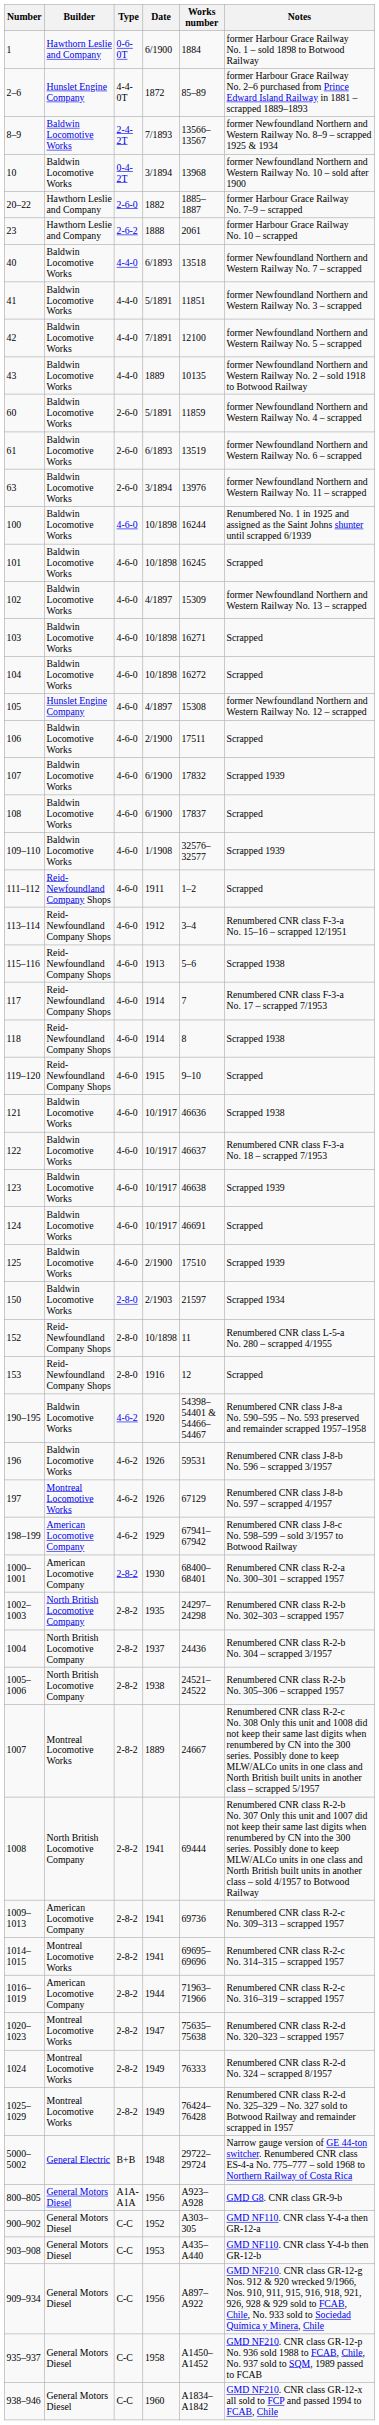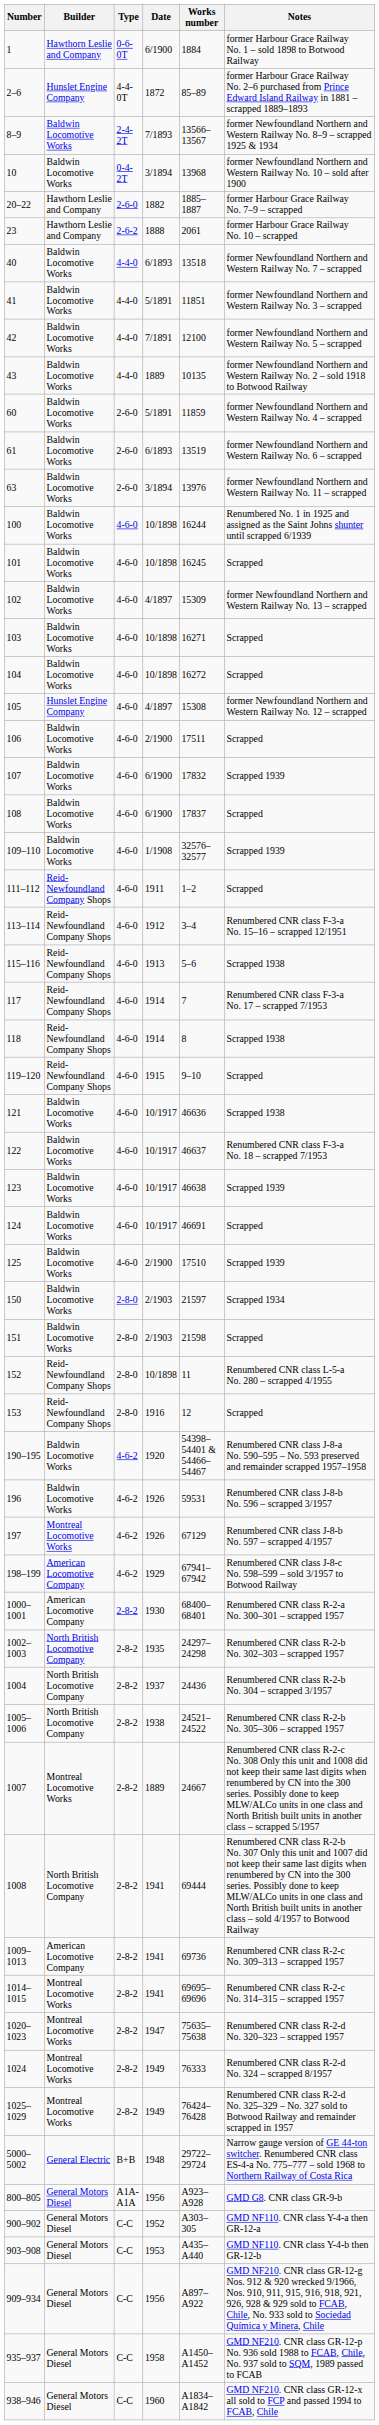+ row: (14, 1338)
- row: (19, 1993)
